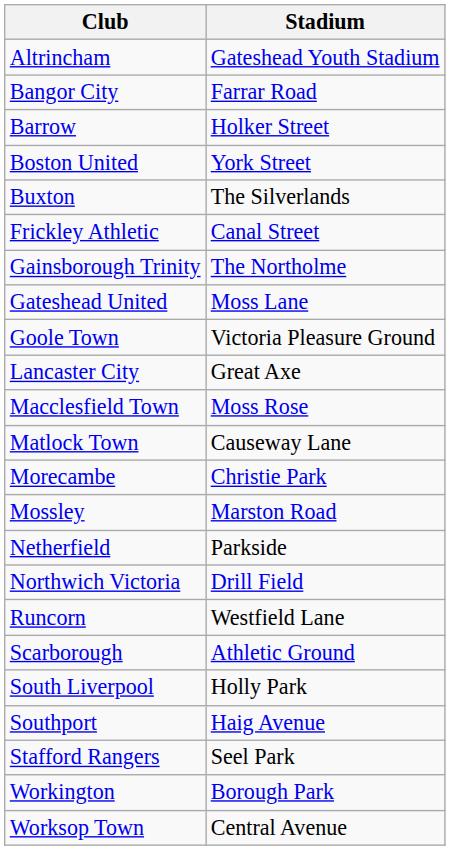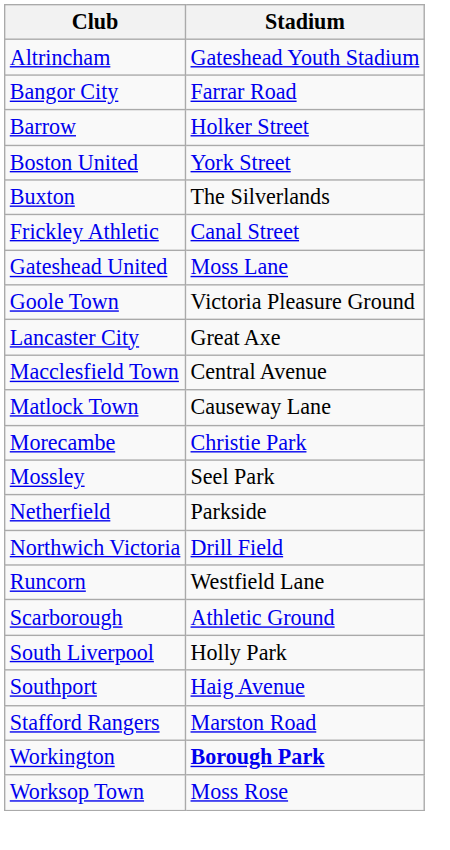- row: (105, 267)
(260, 407) Moss Rose -> (259, 372) Central Avenue
(274, 512) Marston Road -> (233, 477) Seel Park
(253, 757) Seel Park -> (253, 722) Marston Road
(272, 792) normal -> (258, 757) bold
(279, 827) Central Avenue -> (239, 792) Moss Rose
